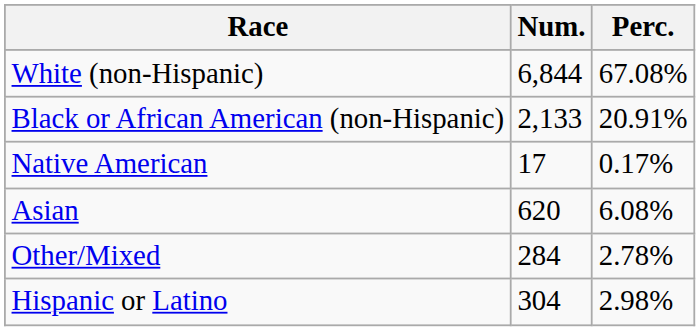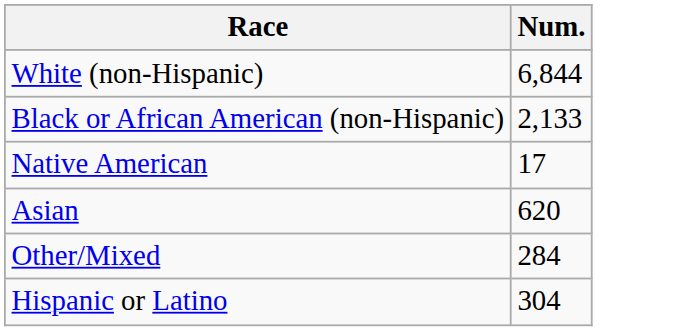- column: (643, 27)
